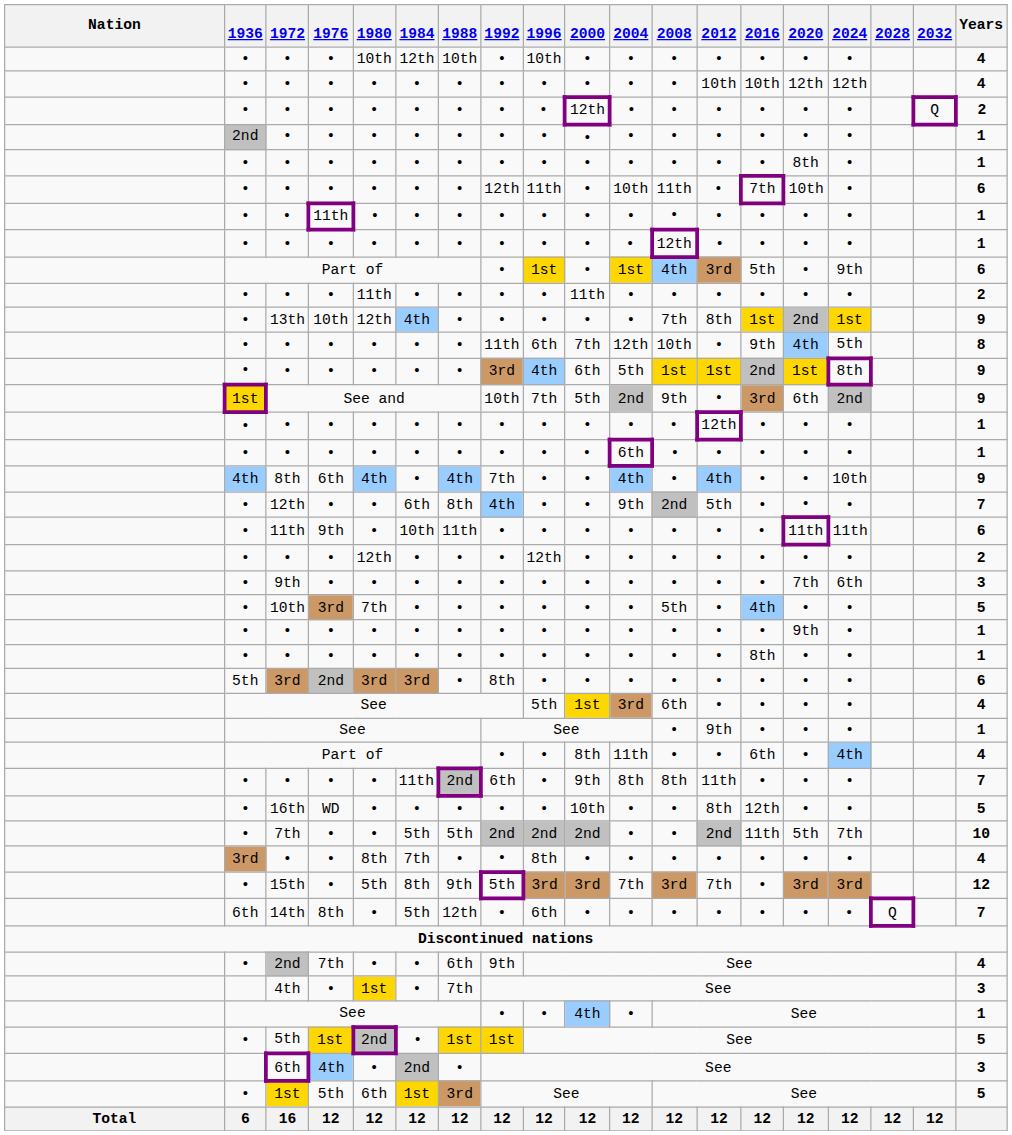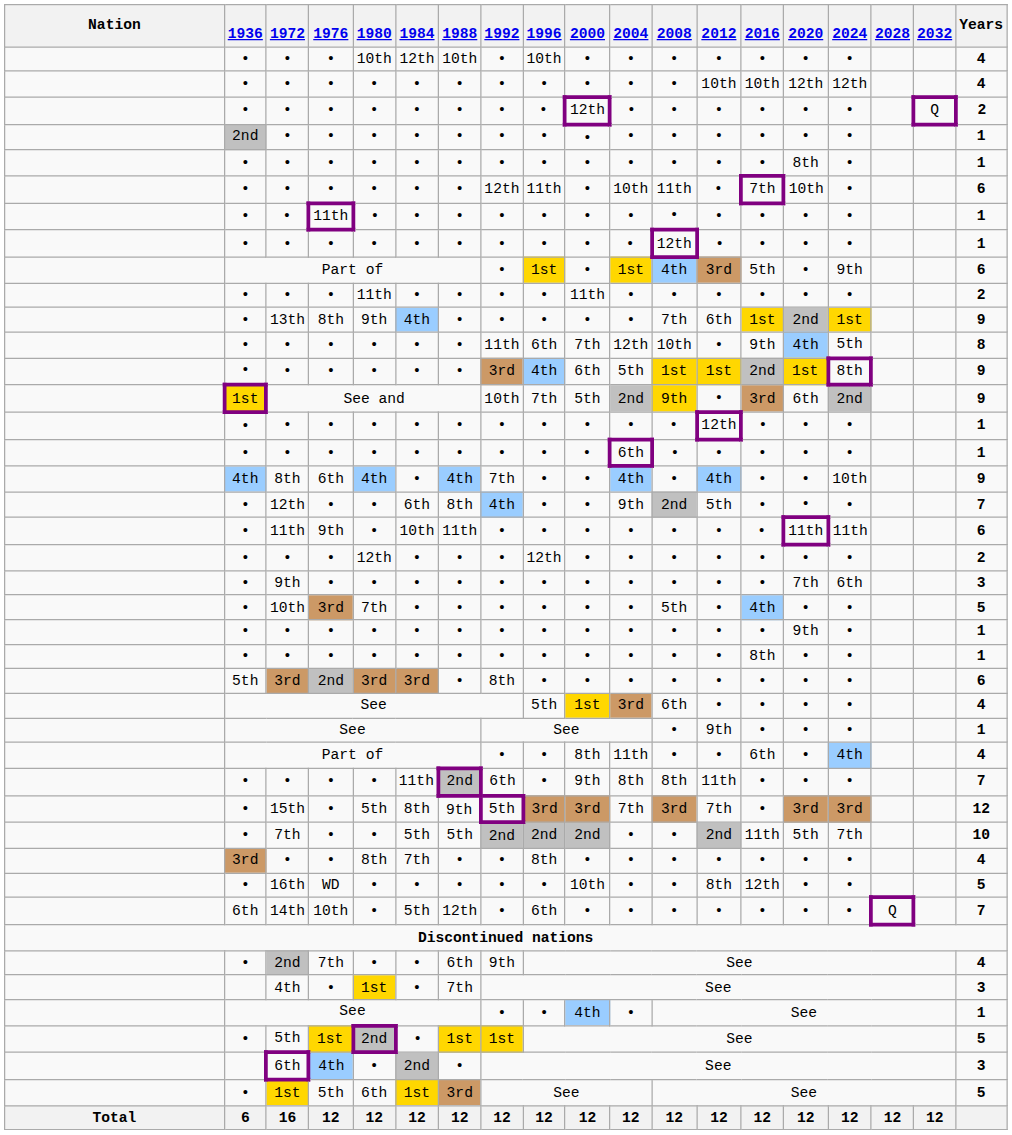(331, 319) 10th -> (331, 319) 8th
(374, 319) 12th -> (374, 319) 9th
(719, 319) 8th -> (719, 319) 6th
(674, 398) no background -> (674, 398) gold background
rows swapped: (245, 885) <-> (245, 808)
(331, 912) 8th -> (331, 911) 10th
